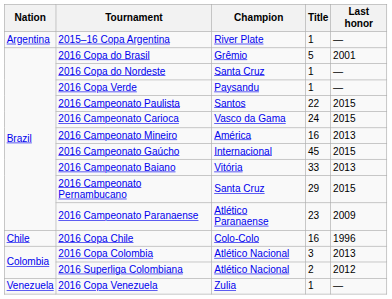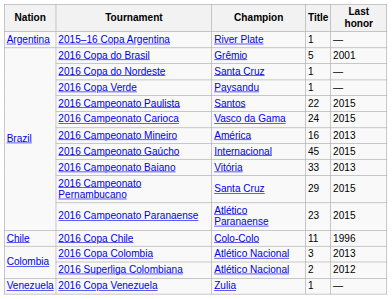(344, 216) 2009 -> (344, 216) 2015
(314, 238) 16 -> (313, 238) 11
